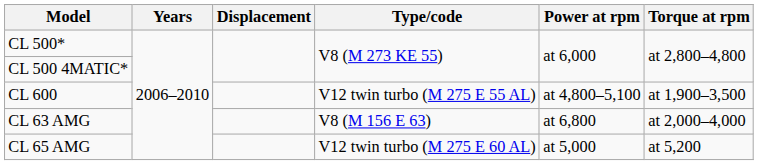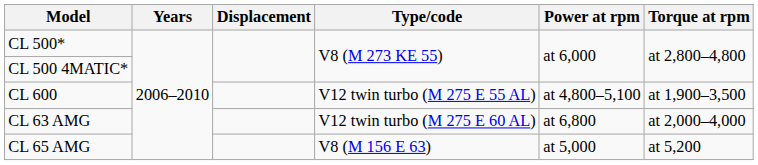(375, 120) V8 (M 156 E 63) -> (427, 120) V12 twin turbo (M 275 E 60 AL)
(427, 146) V12 twin turbo (M 275 E 60 AL) -> (375, 146) V8 (M 156 E 63)
